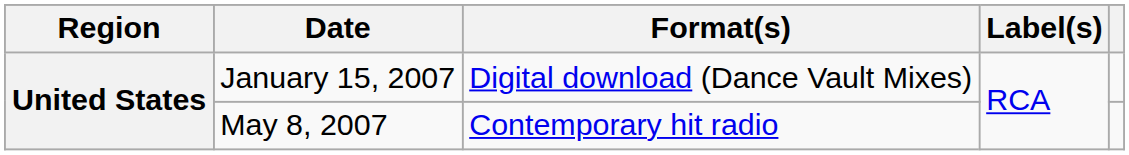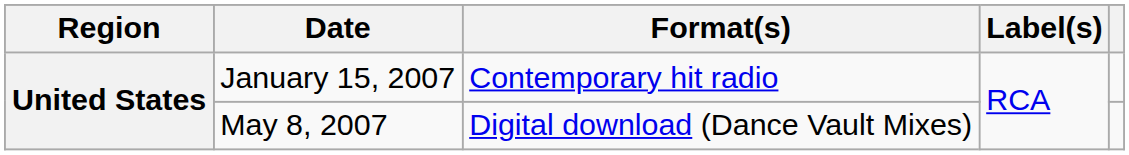(721, 76) Digital download (Dance Vault Mixes) -> (624, 76) Contemporary hit radio
(624, 125) Contemporary hit radio -> (721, 125) Digital download (Dance Vault Mixes)
